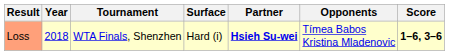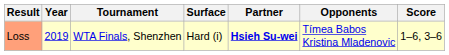(56, 36) 2018 -> (56, 36) 2019
(421, 36) bold -> (421, 36) normal
